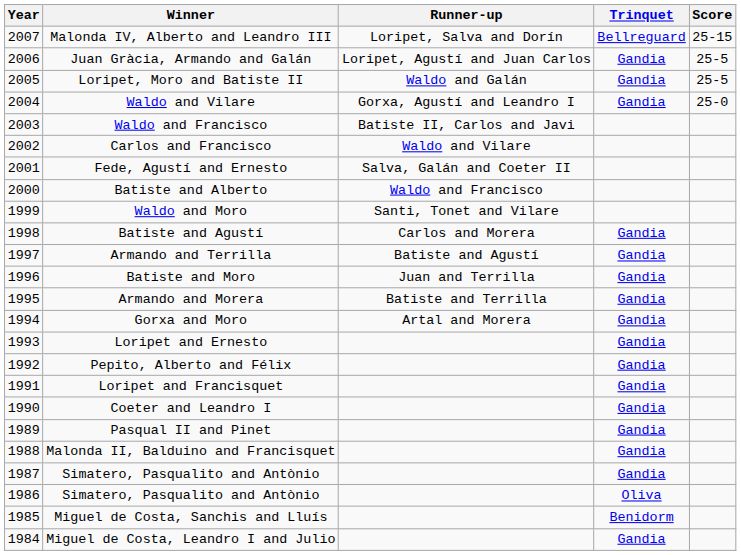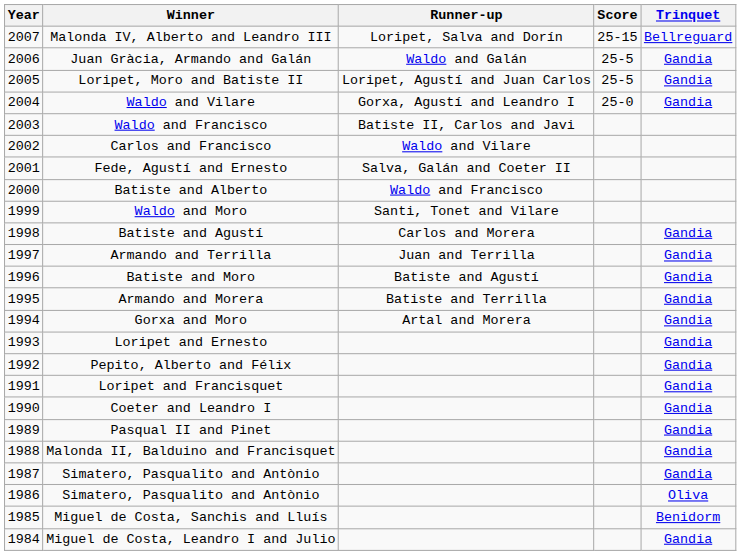columns swapped: (712, 15) <-> (642, 15)
(466, 59) Loripet, Agustí and Juan Carlos -> (466, 59) Waldo and Galán
(466, 81) Waldo and Galán -> (466, 81) Loripet, Agustí and Juan Carlos
(466, 255) Batiste and Agustí -> (466, 255) Juan and Terrilla
(466, 277) Juan and Terrilla -> (466, 277) Batiste and Agustí
